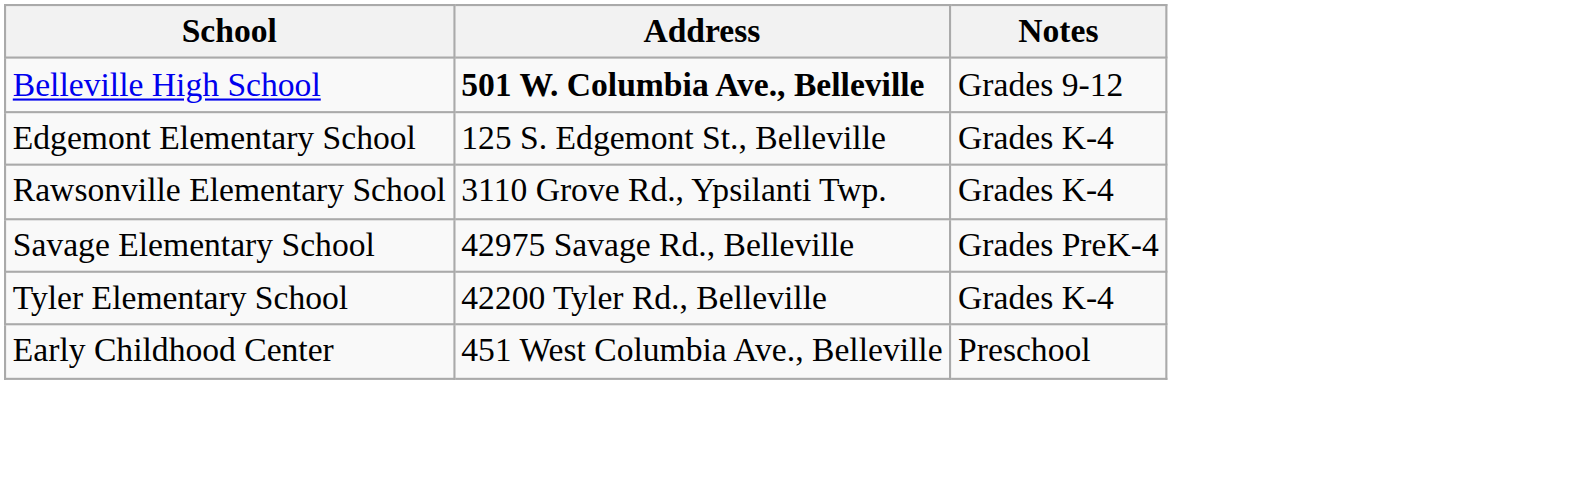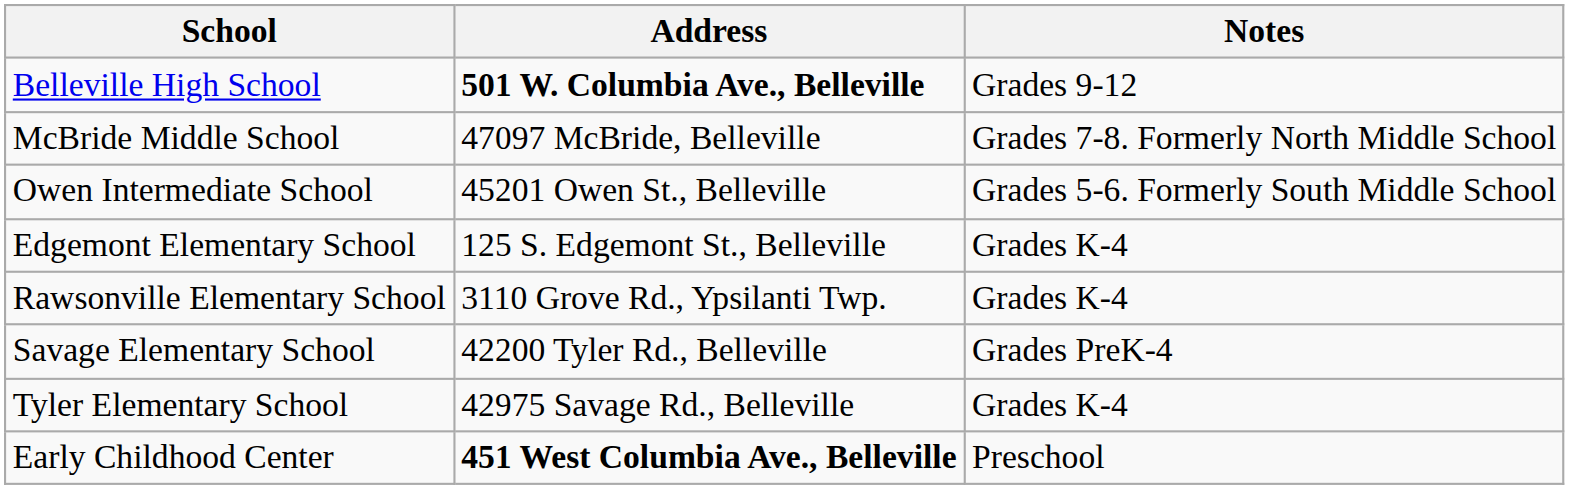+ row: (176, 137)
+ row: (193, 191)
(658, 244) 42975 Savage Rd., Belleville -> (644, 350) 42200 Tyler Rd., Belleville
(644, 297) 42200 Tyler Rd., Belleville -> (658, 404) 42975 Savage Rd., Belleville
(702, 350) normal -> (709, 457) bold
